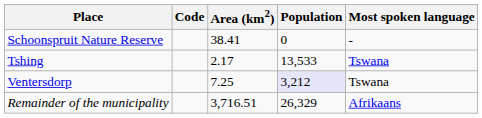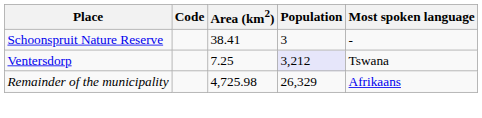(284, 39) 0 -> (284, 39) 3
- row: (25, 60)
(234, 102) 3,716.51 -> (234, 81) 4,725.98
